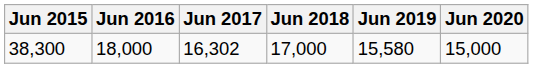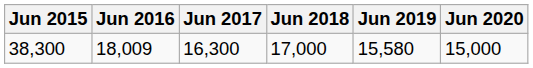(124, 48) 18,000 -> (124, 48) 18,009
(211, 48) 16,302 -> (211, 48) 16,300
